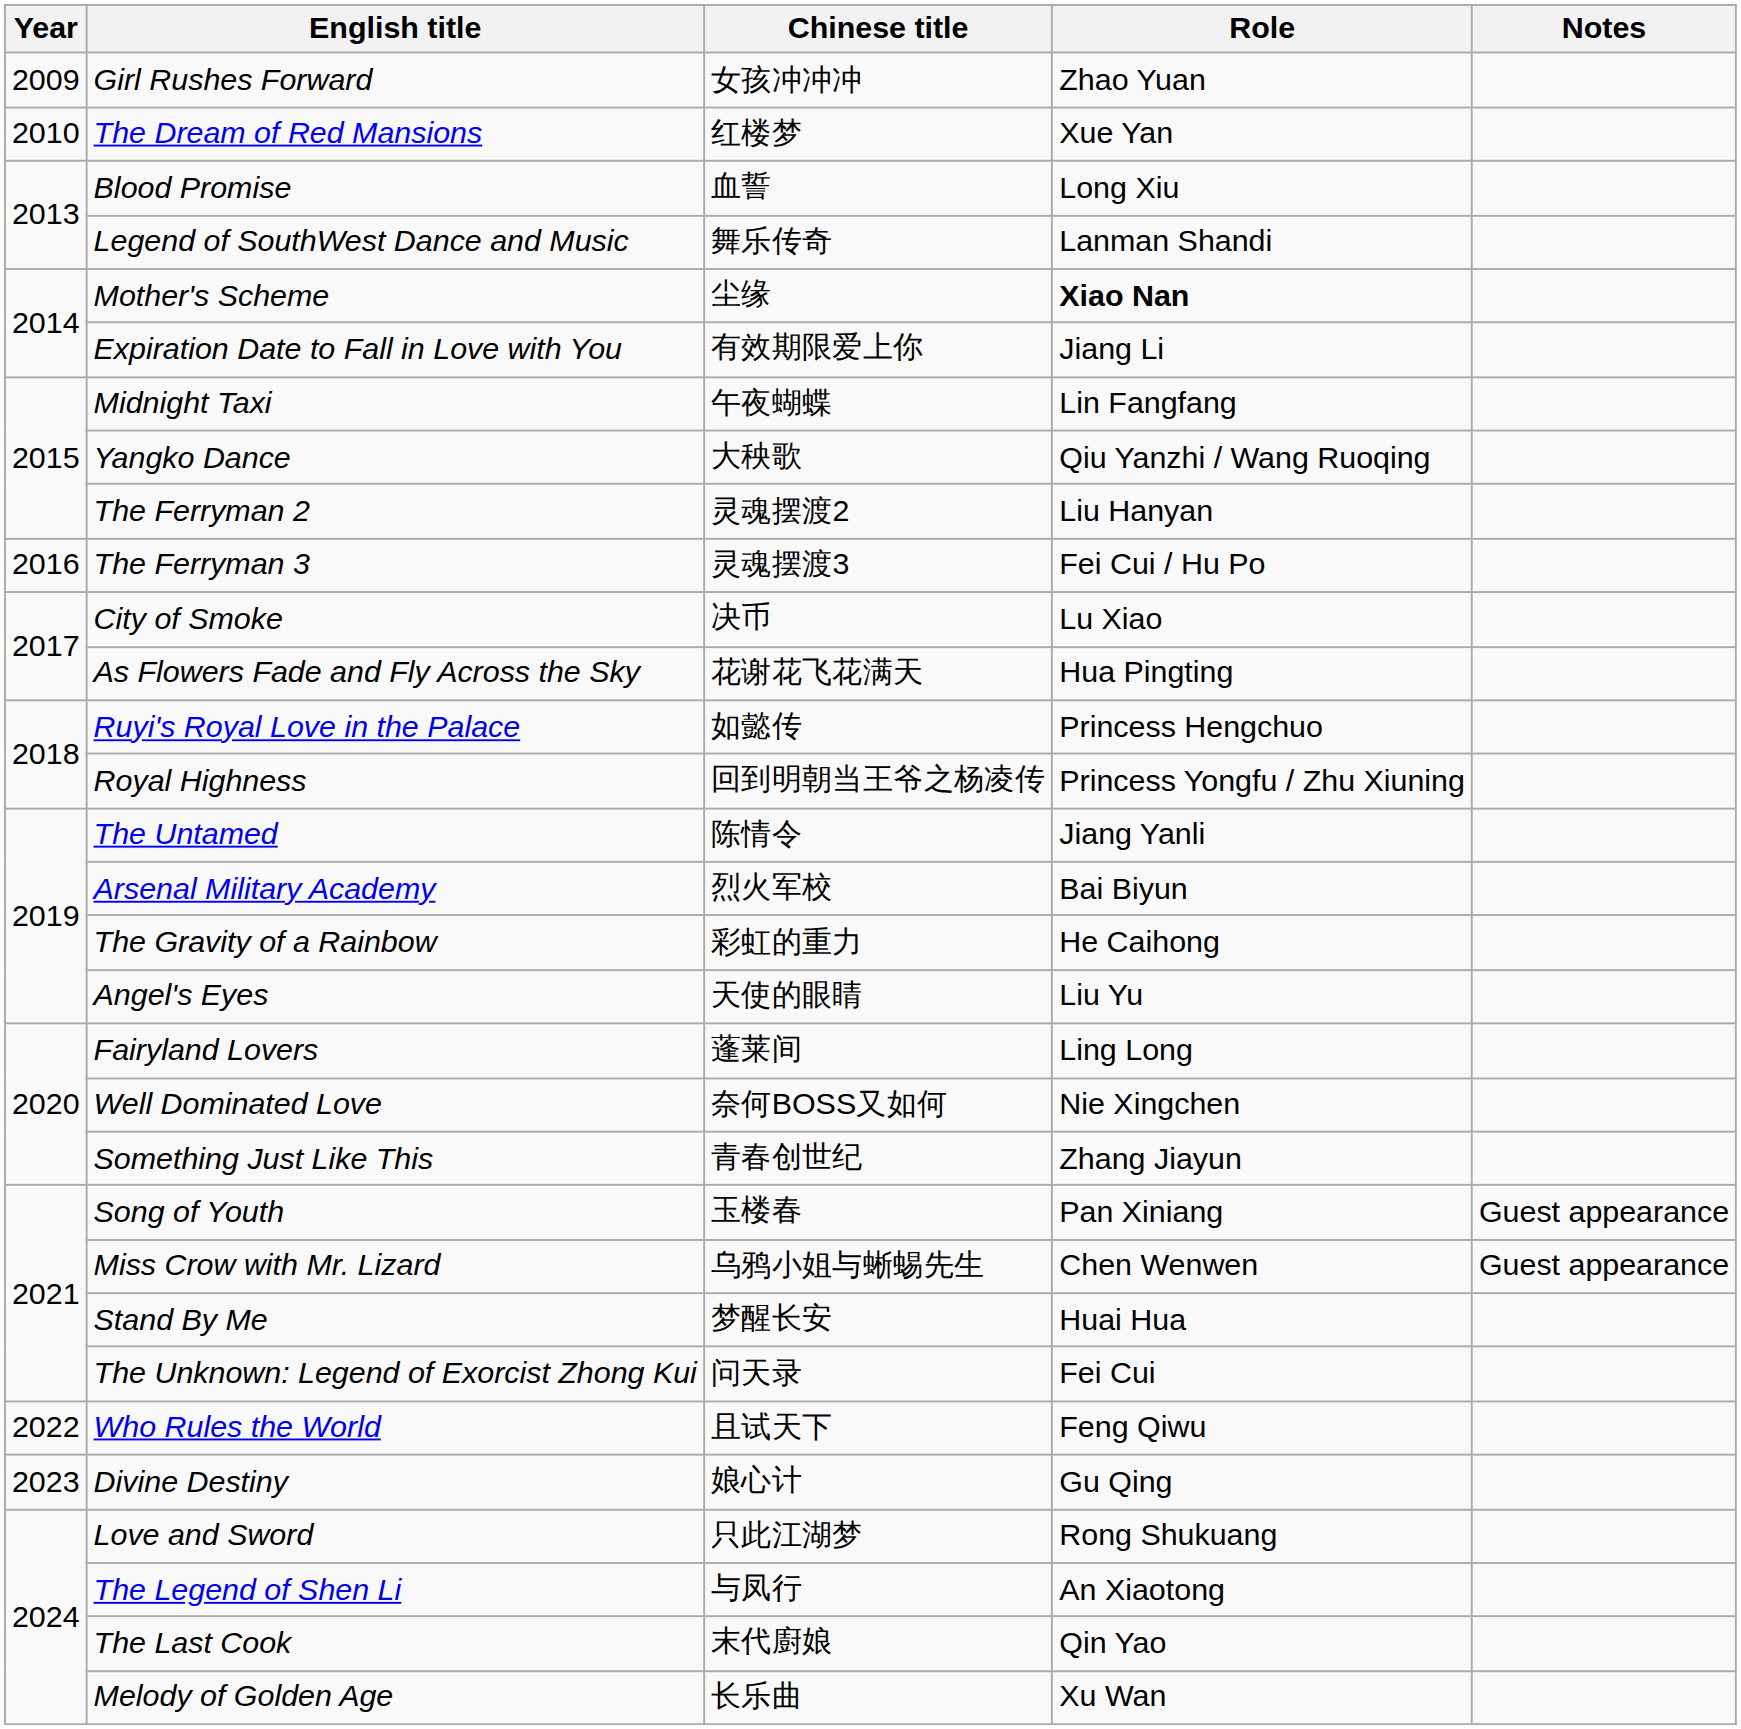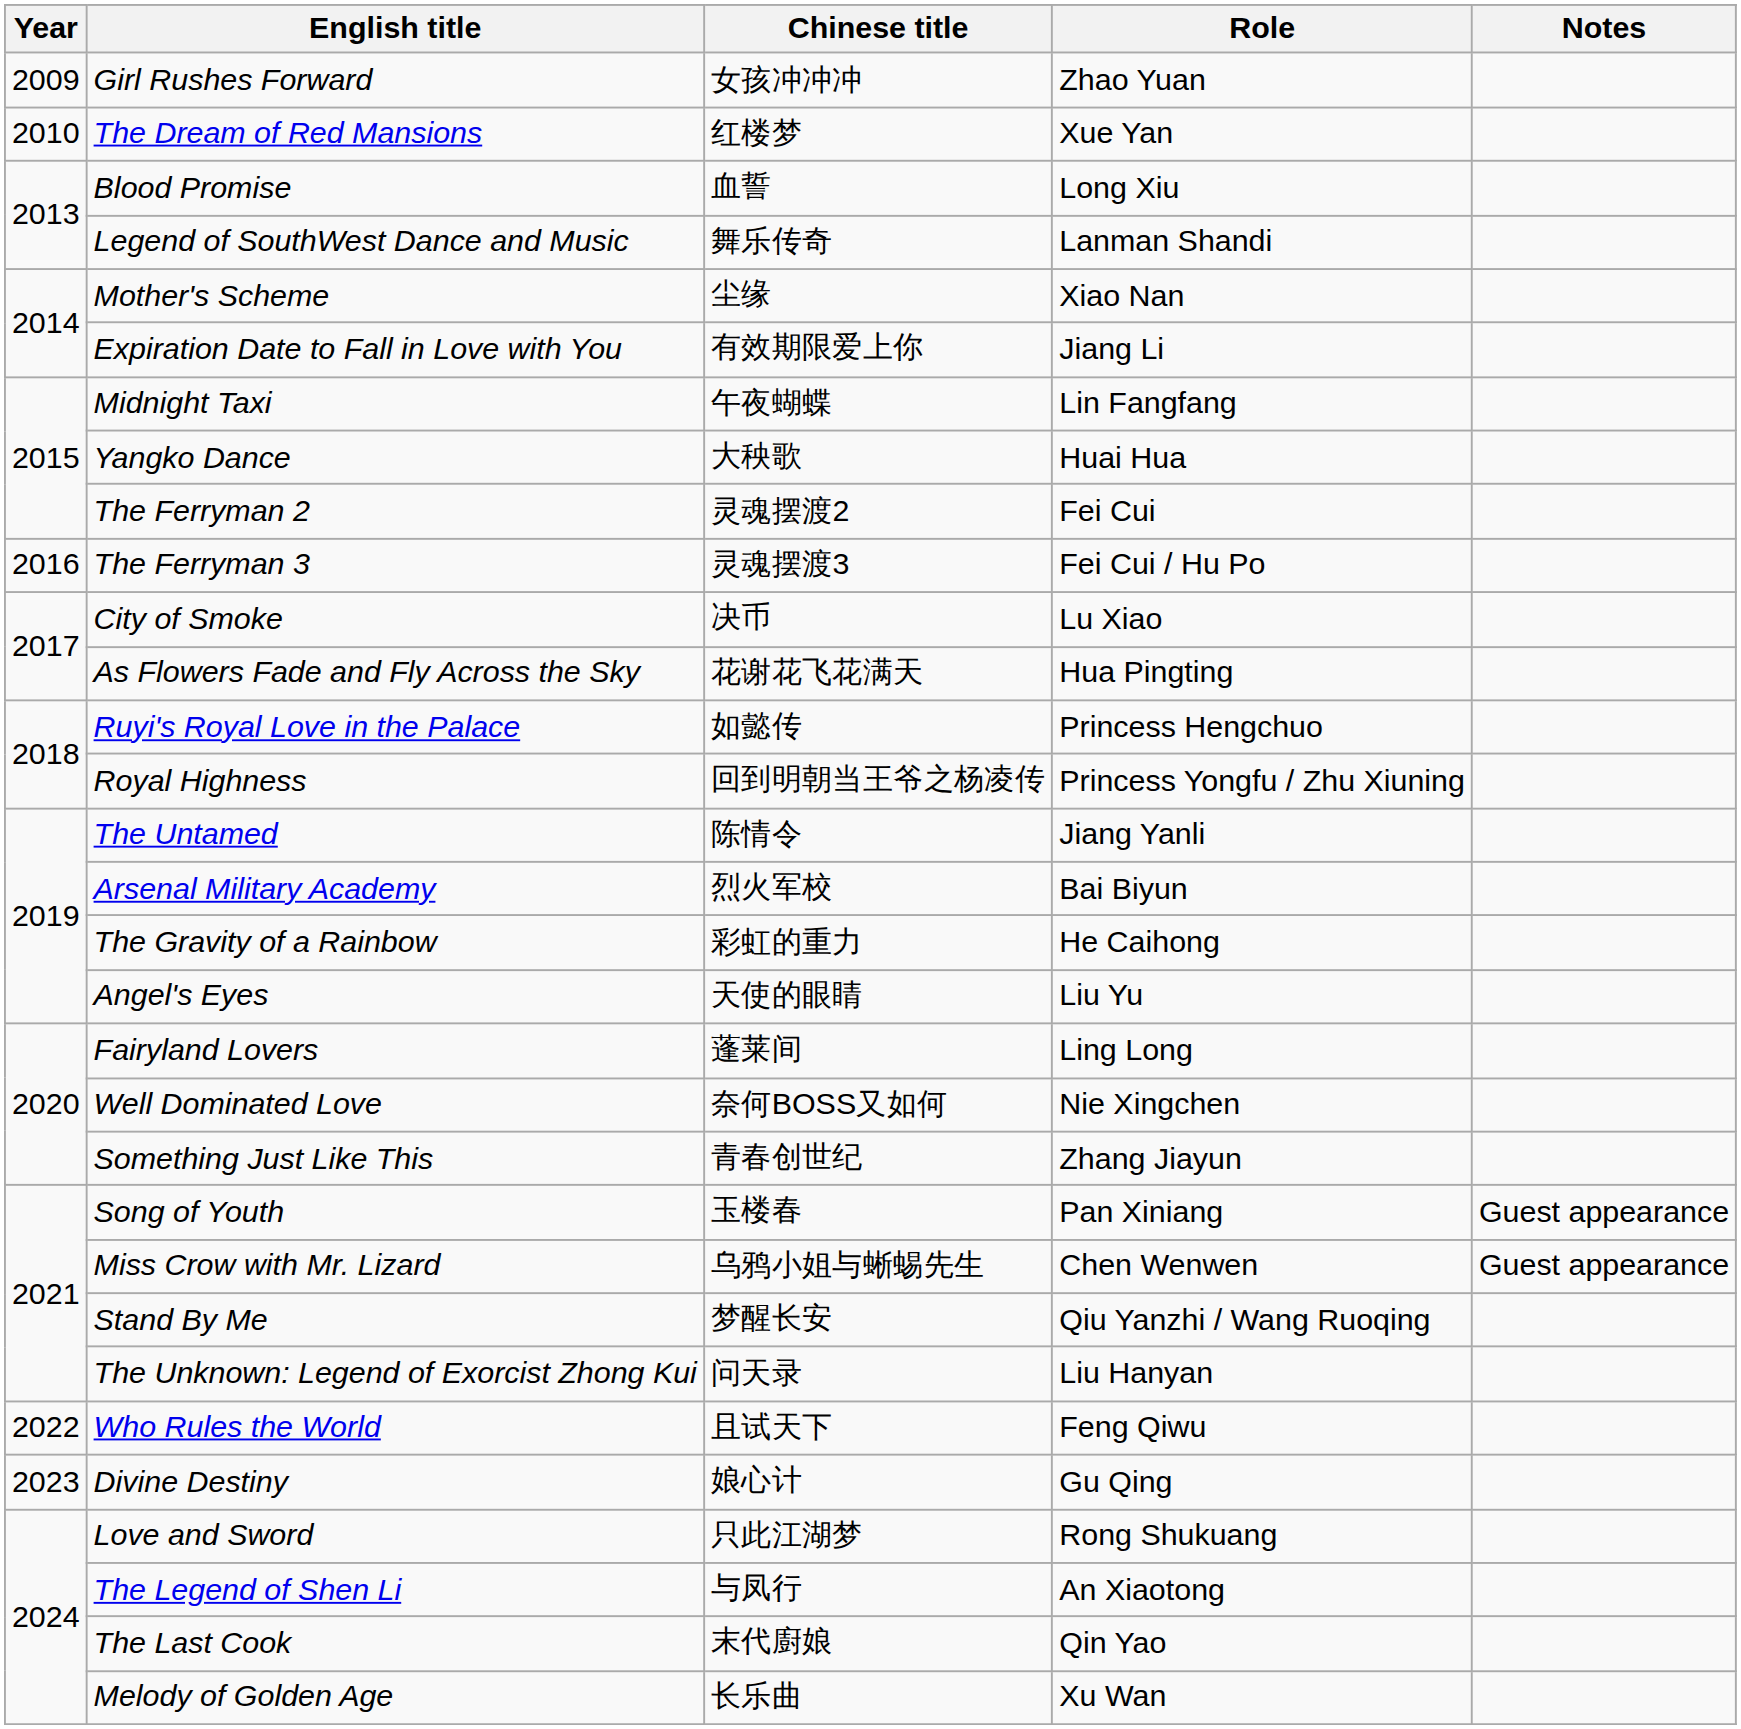(1124, 295) bold -> (1122, 295) normal
(1245, 457) Qiu Yanzhi / Wang Ruoqing -> (1123, 457) Huai Hua
(1136, 510) Liu Hanyan -> (1107, 510) Fei Cui
(1123, 1319) Huai Hua -> (1245, 1319) Qiu Yanzhi / Wang Ruoqing
(1107, 1373) Fei Cui -> (1136, 1373) Liu Hanyan
